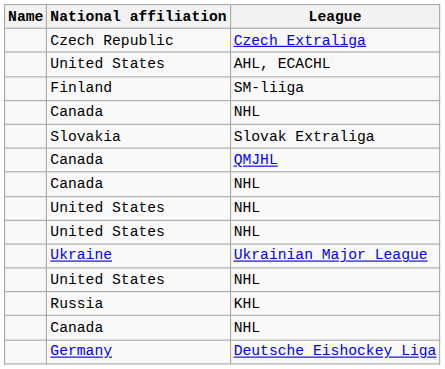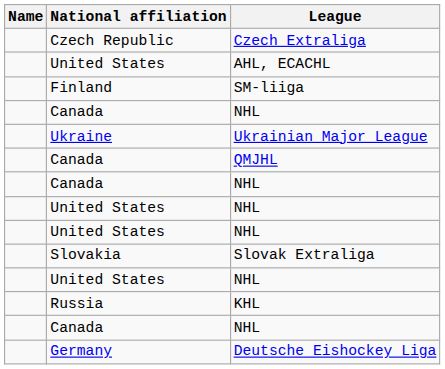rows swapped: (81, 256) <-> (86, 136)
